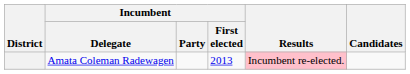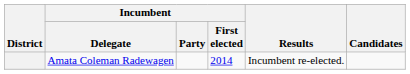(221, 60) 2013 -> (221, 60) 2014
(296, 60) pink background -> (296, 60) no background
